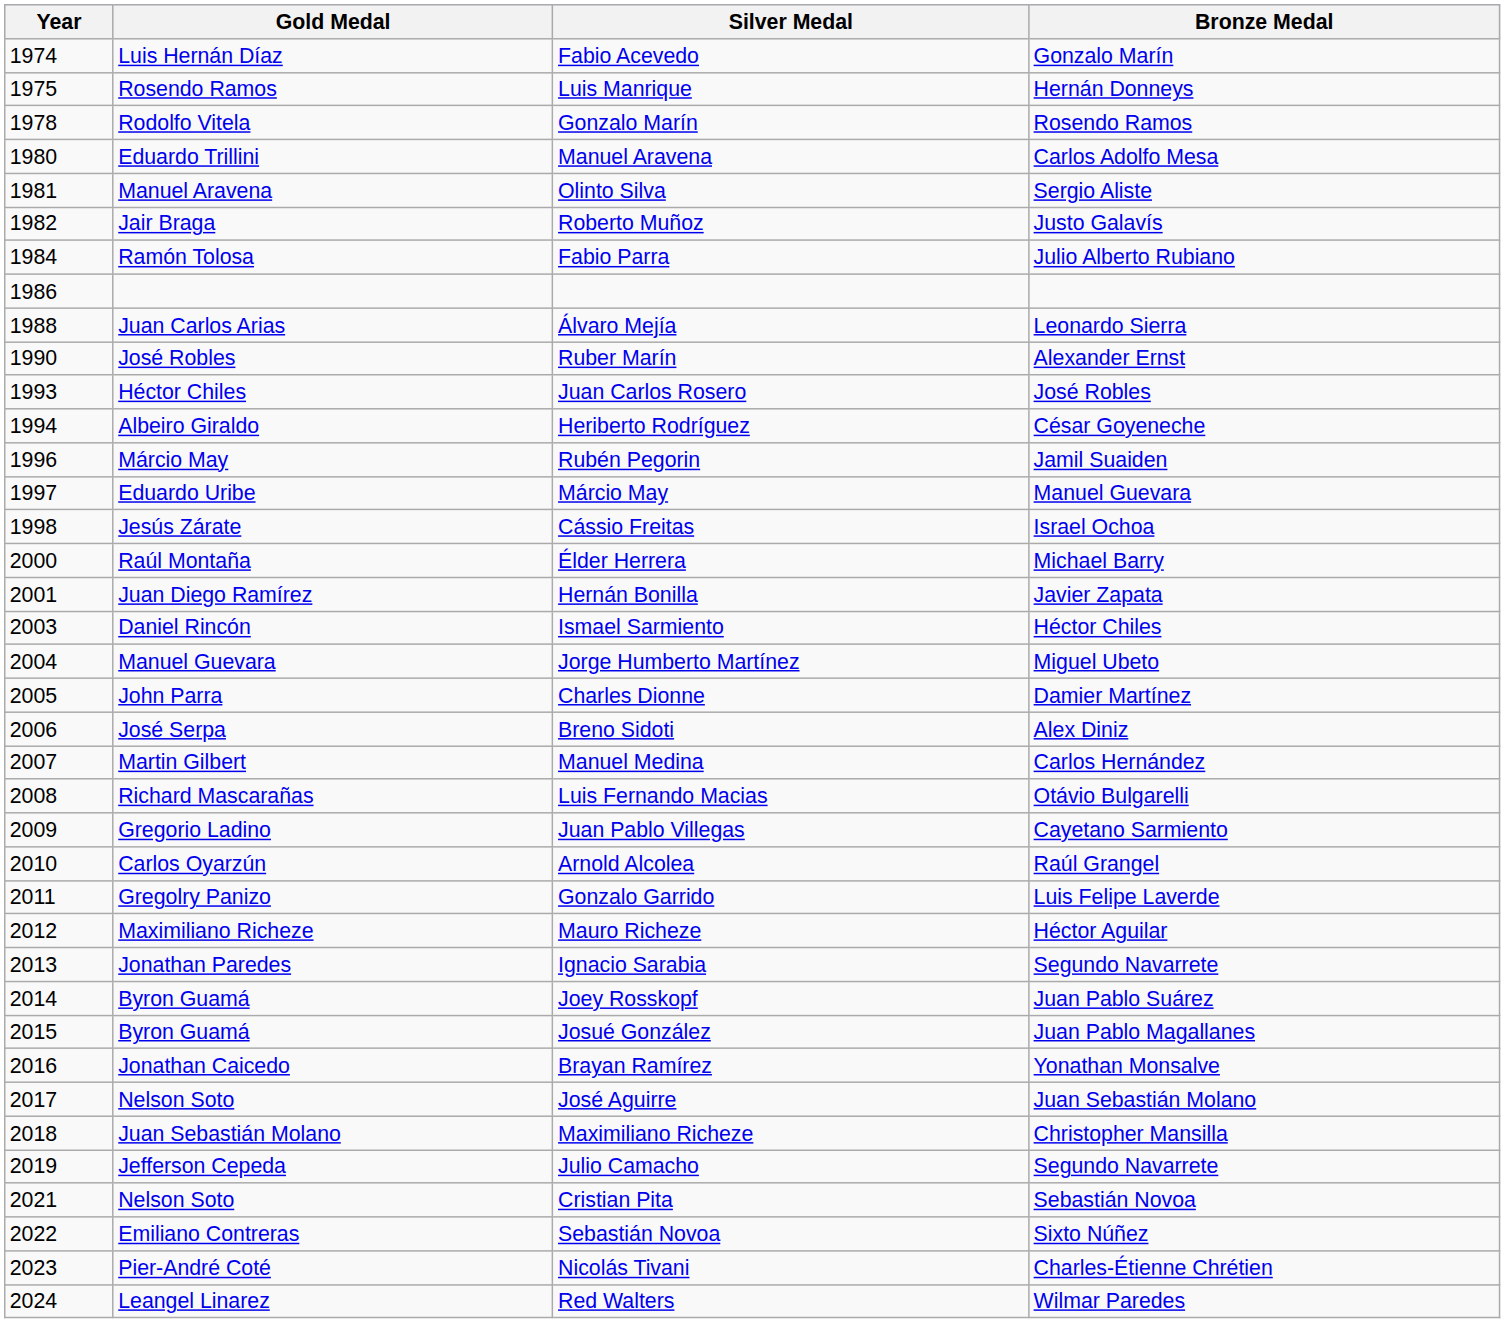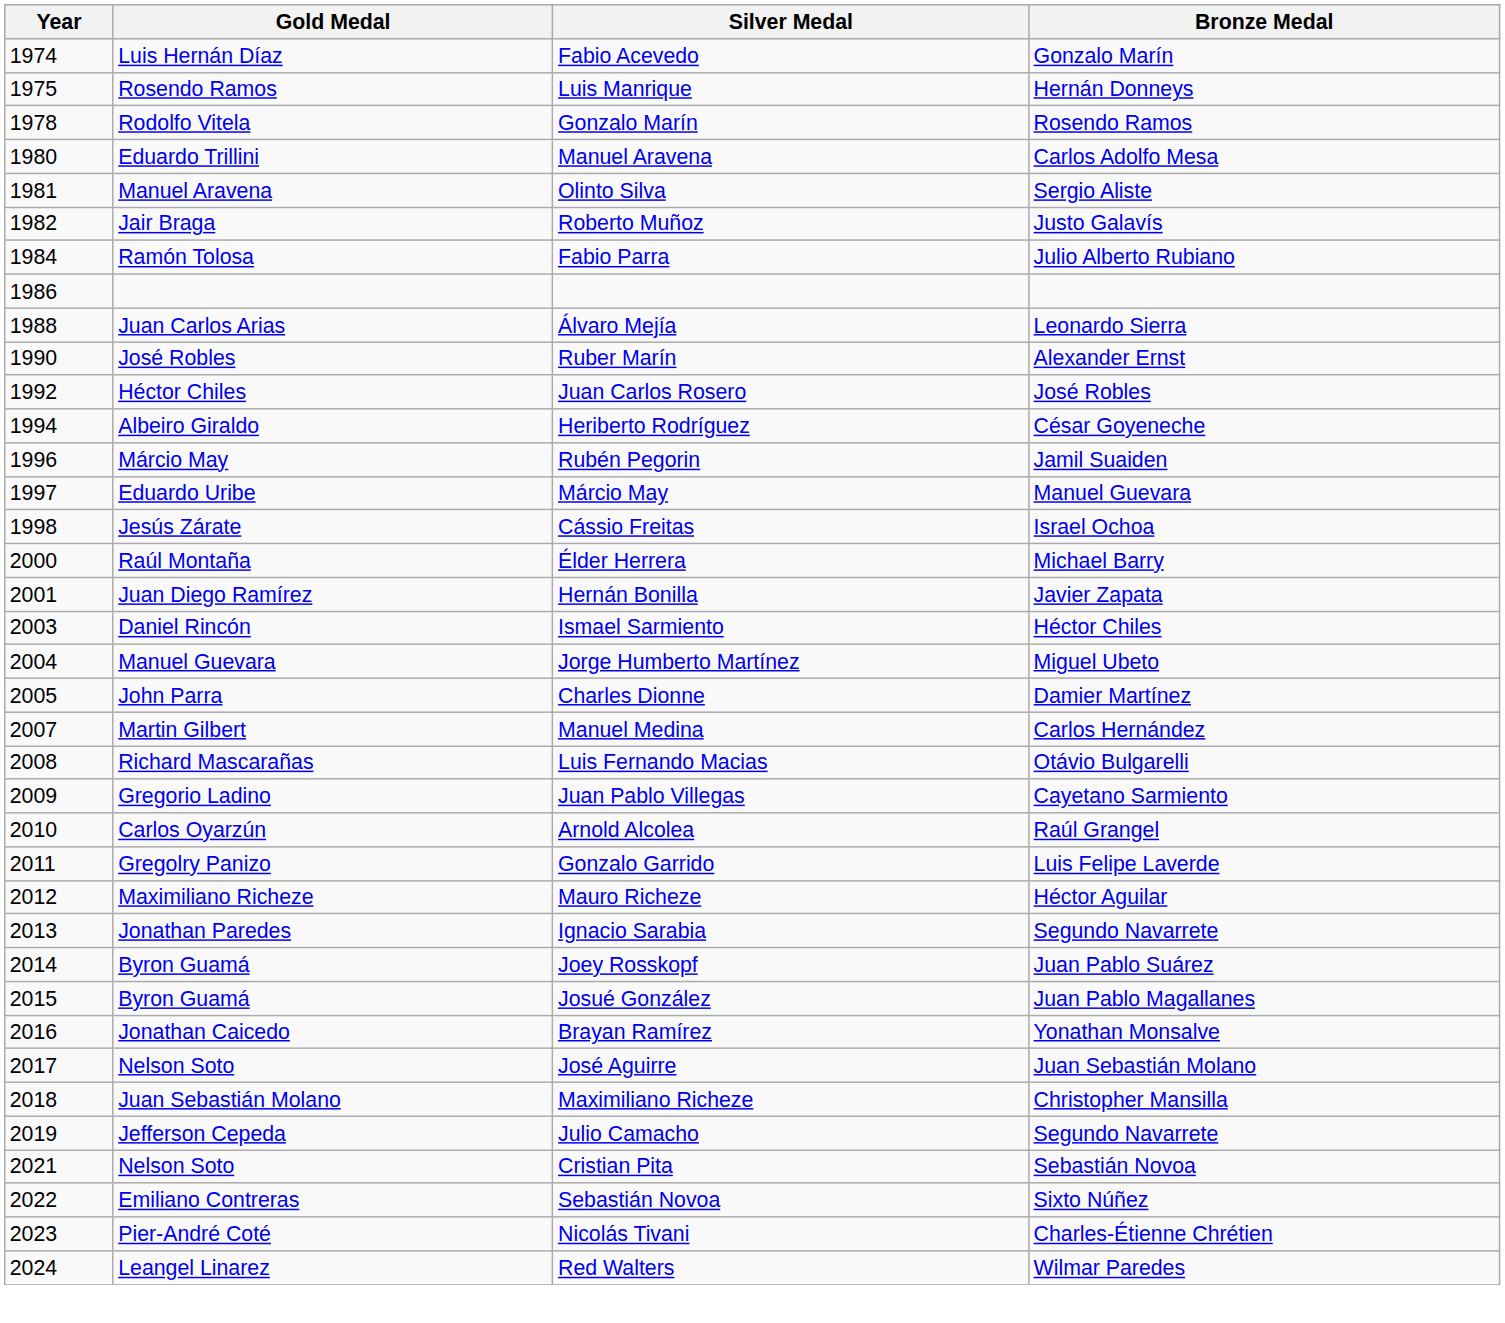(33, 392) 1993 -> (33, 392) 1992
- row: (616, 729)
